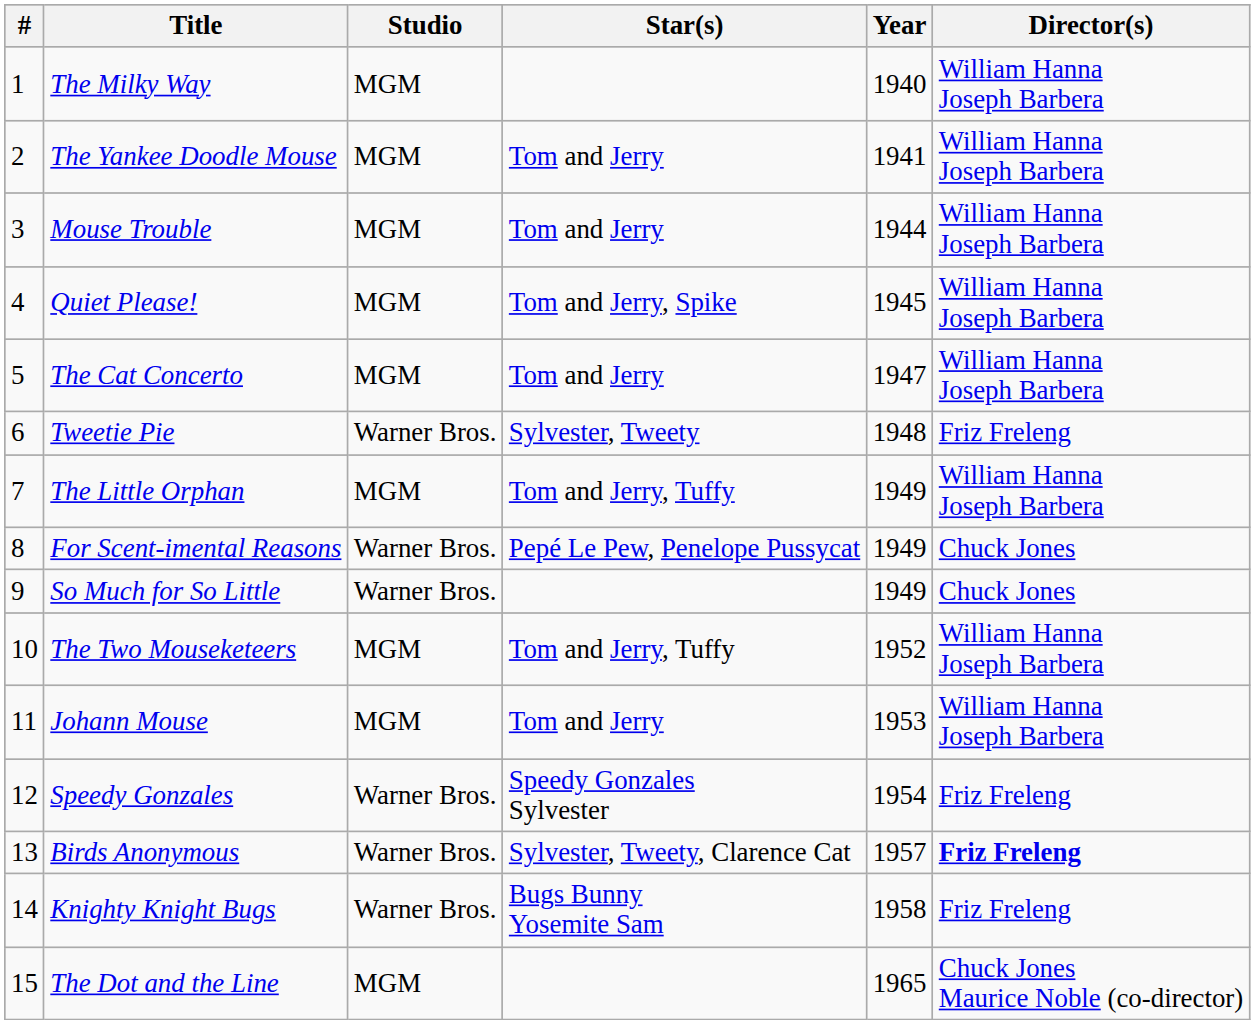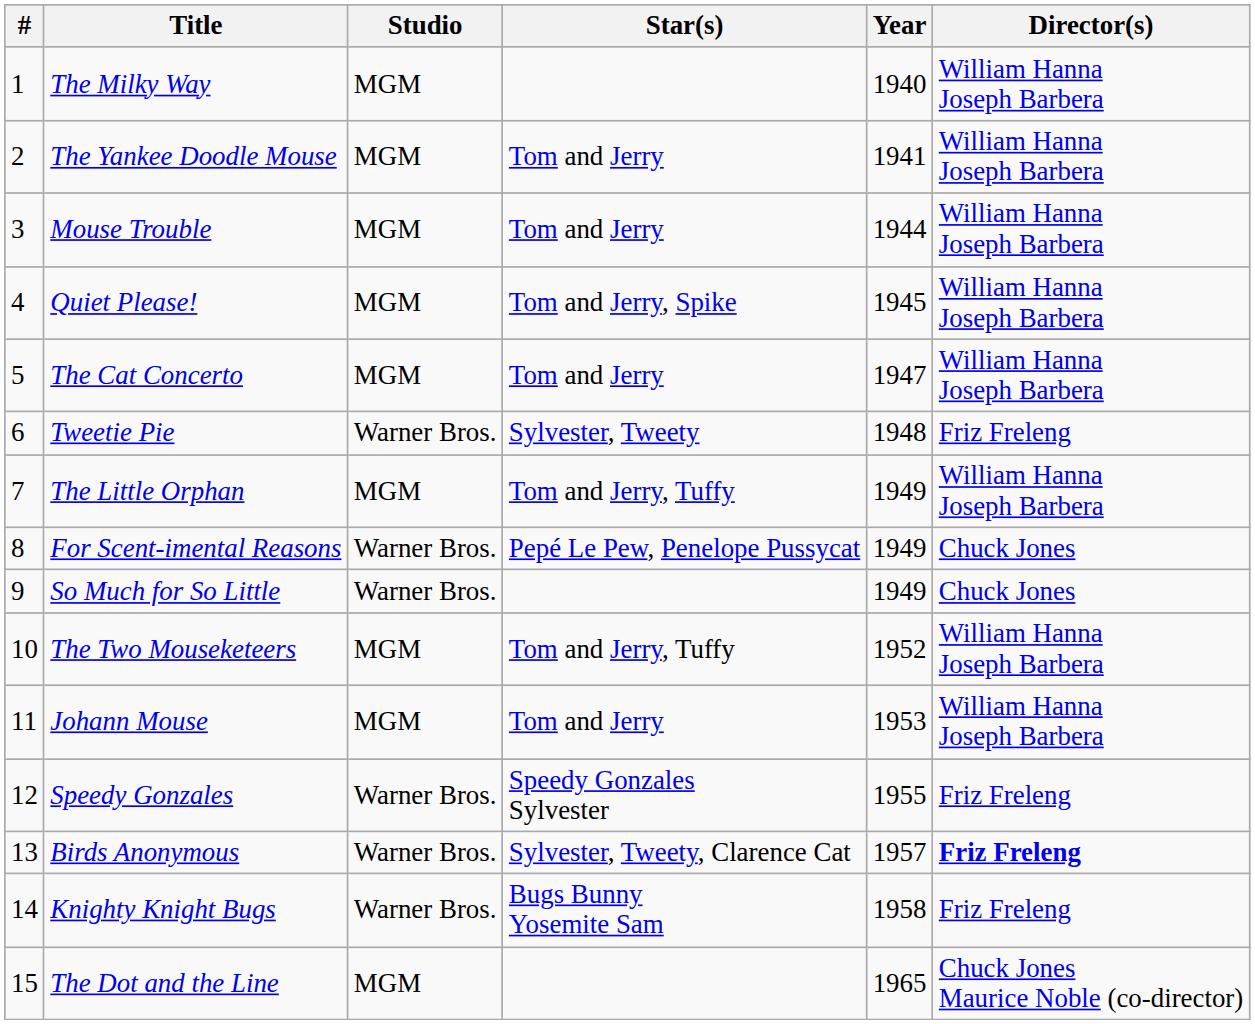(900, 794) 1954 -> (900, 794) 1955
